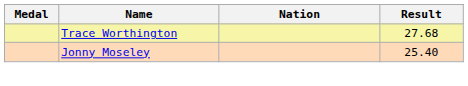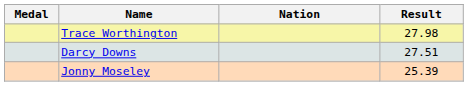(421, 33) 27.68 -> (421, 33) 27.98
+ row: (99, 52)
(421, 52) 25.40 -> (421, 71) 25.39
